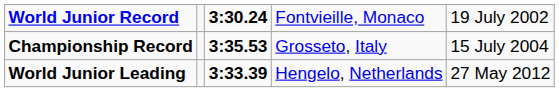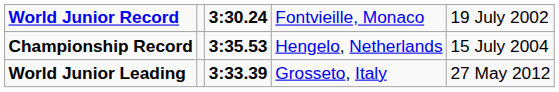(331, 45) Grosseto, Italy -> (359, 45) Hengelo, Netherlands
(359, 73) Hengelo, Netherlands -> (331, 73) Grosseto, Italy
